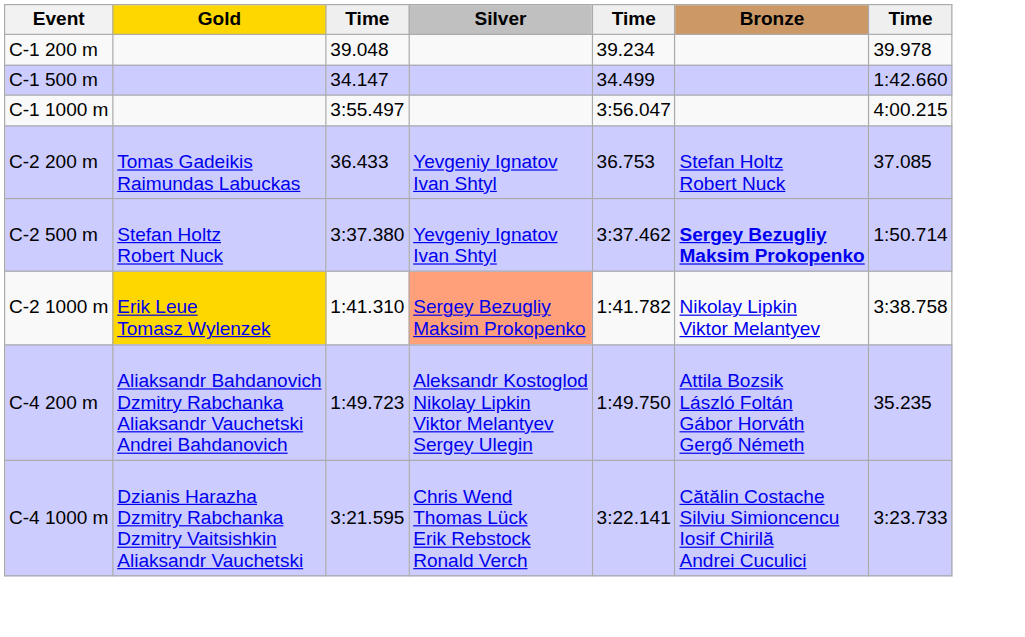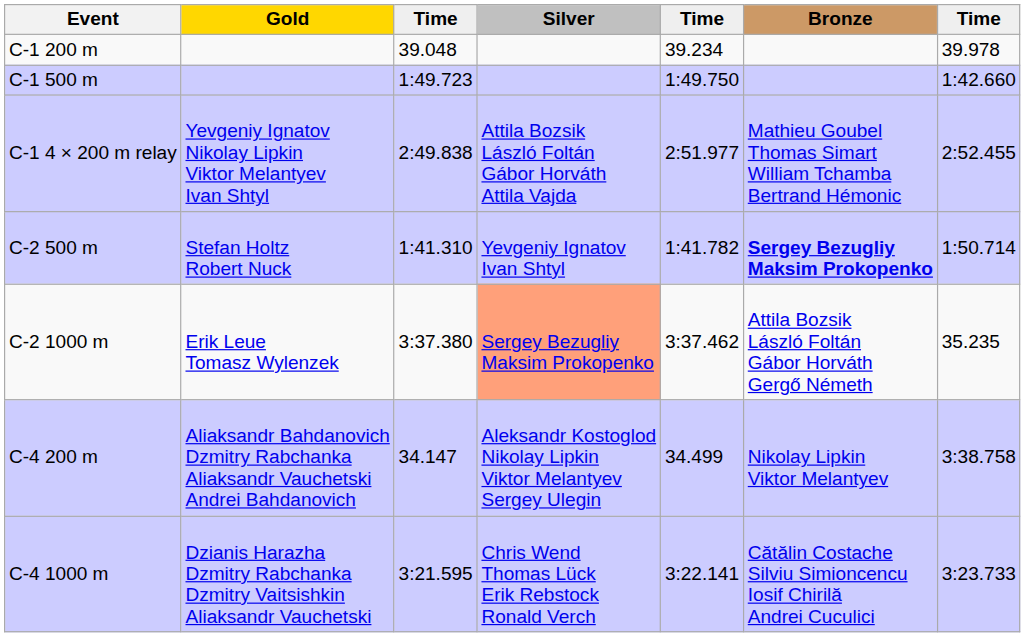(359, 79) 34.147 -> (436, 79) 1:49.723
(626, 79) 34.499 -> (702, 79) 1:49.750
- row: (59, 110)
+ row: (93, 153)
- row: (53, 161)
(367, 234) 3:37.380 -> (436, 247) 1:41.310
(634, 234) 3:37.462 -> (702, 247) 1:41.782
(194, 318) gold background -> (262, 352) no background
(367, 307) 1:41.310 -> (436, 341) 3:37.380
(634, 307) 1:41.782 -> (702, 341) 3:37.462
(750, 318) Nikolay Lipkin Viktor Melantyev -> (810, 352) Attila Bozsik László Foltán Gábor Horváth Gergő Németh
(911, 307) 3:38.758 -> (971, 341) 35.235
(367, 402) 1:49.723 -> (428, 457) 34.147
(634, 402) 1:49.750 -> (694, 457) 34.499
(742, 413) Attila Bozsik László Foltán Gábor Horváth Gergő Németh -> (818, 468) Nikolay Lipkin Viktor Melantyev
(903, 402) 35.235 -> (979, 457) 3:38.758
